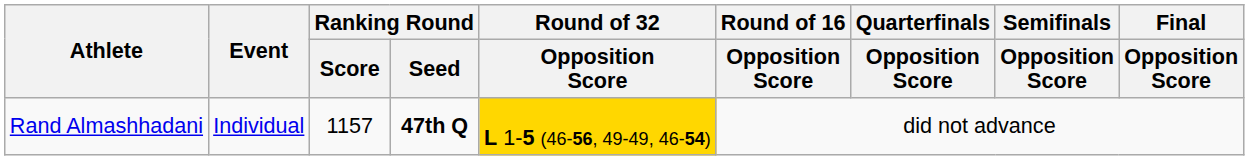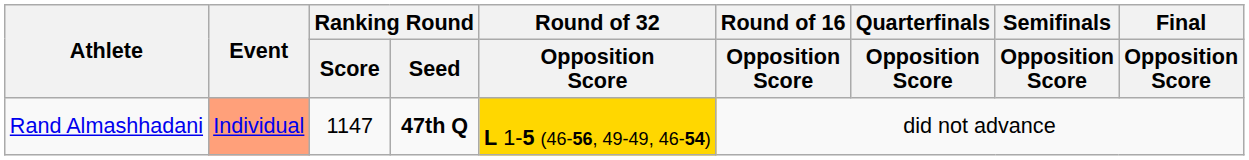(259, 126) no background -> (259, 126) lightsalmon background
(350, 126) 1157 -> (350, 126) 1147
